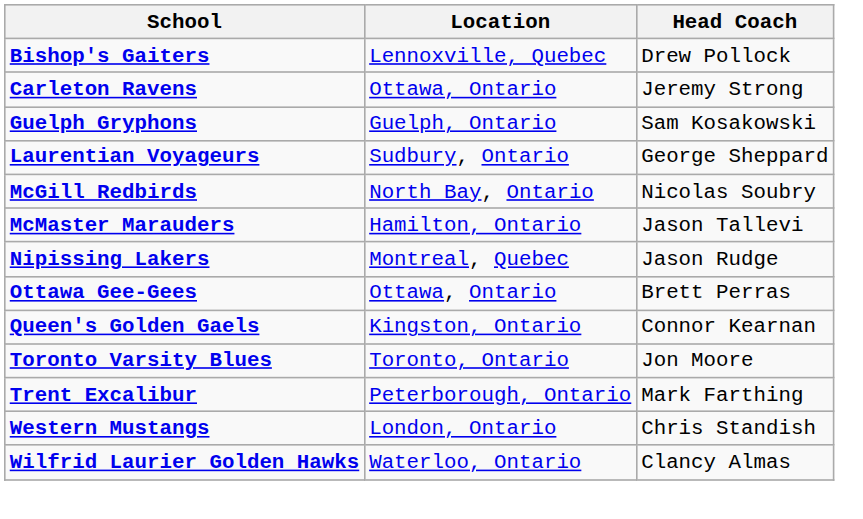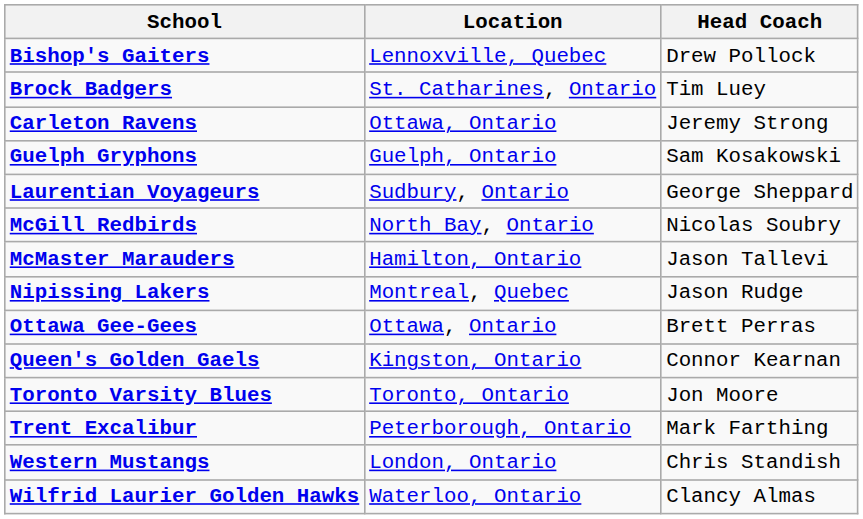+ row: (91, 90)
